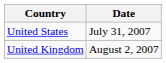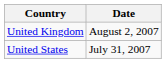rows swapped: (37, 31) <-> (45, 49)
